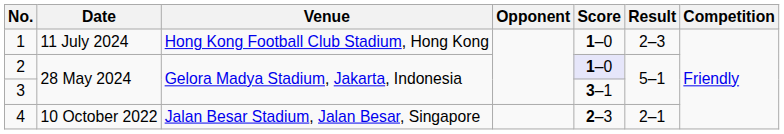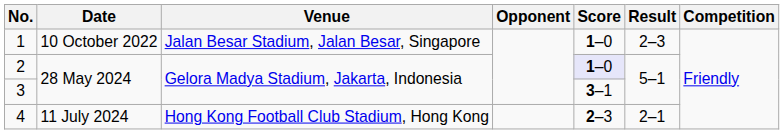(84, 41) 11 July 2024 -> (99, 41) 10 October 2022
(327, 41) Hong Kong Football Club Stadium, Hong Kong -> (322, 41) Jalan Besar Stadium, Jalan Besar, Singapore
(99, 116) 10 October 2022 -> (84, 116) 11 July 2024
(322, 116) Jalan Besar Stadium, Jalan Besar, Singapore -> (327, 116) Hong Kong Football Club Stadium, Hong Kong
